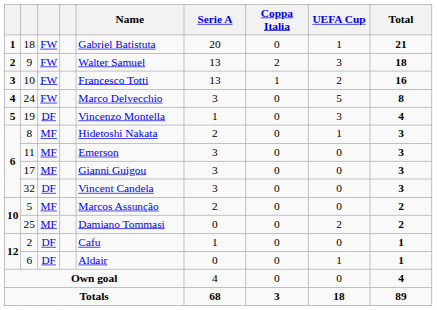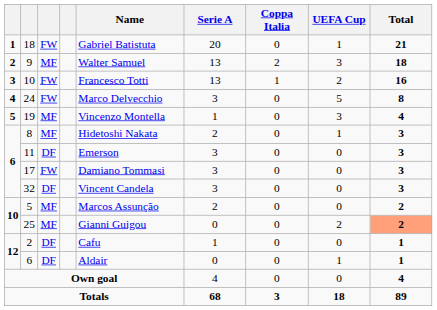(49, 62) FW -> (49, 62) MF
(49, 116) DF -> (49, 116) MF
(49, 152) MF -> (49, 152) DF
(49, 170) MF -> (49, 170) FW
(112, 170) Gianni Guigou -> (122, 170) Damiano Tommasi
(122, 224) Damiano Tommasi -> (112, 224) Gianni Guigou
(401, 224) no background -> (401, 224) lightsalmon background
